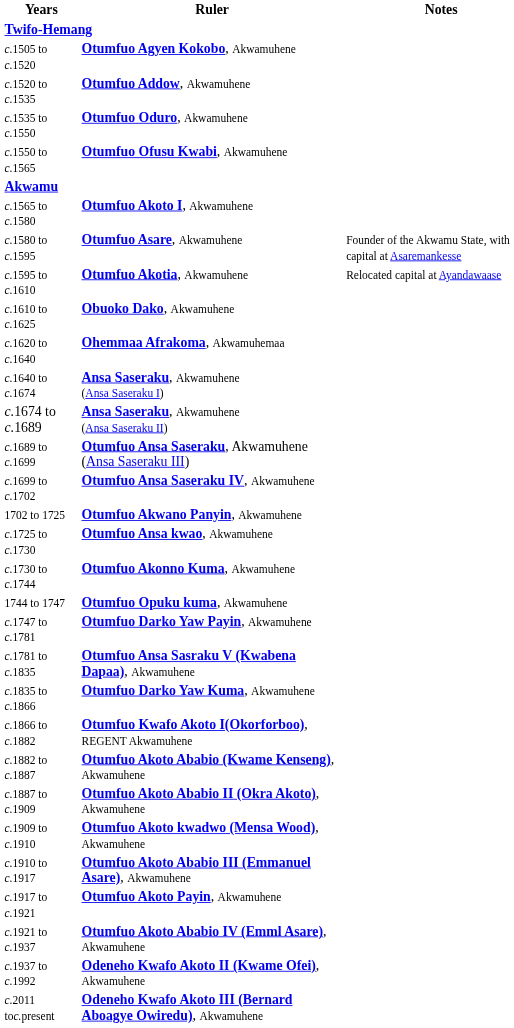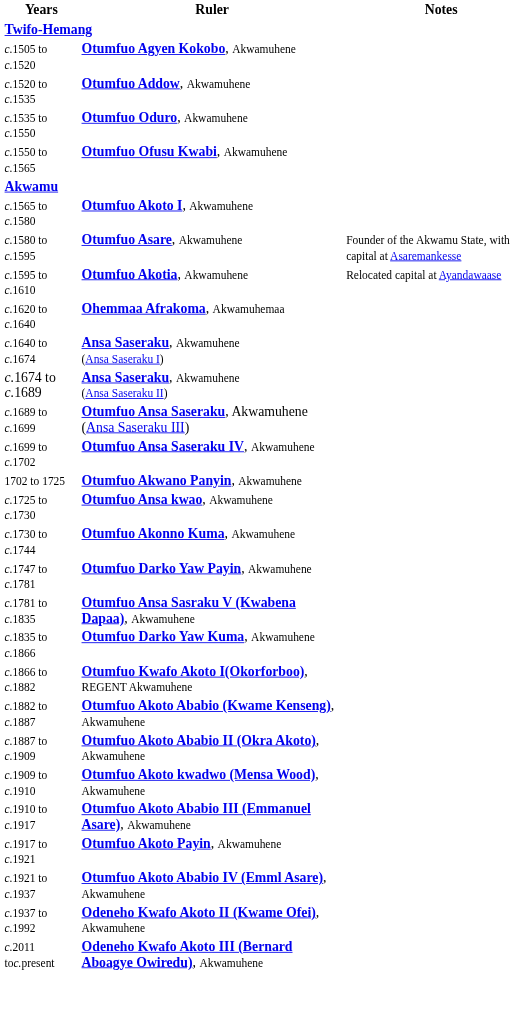- row: (26, 317)
- row: (35, 603)
